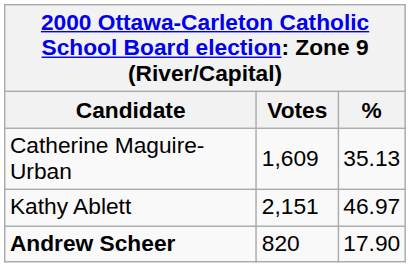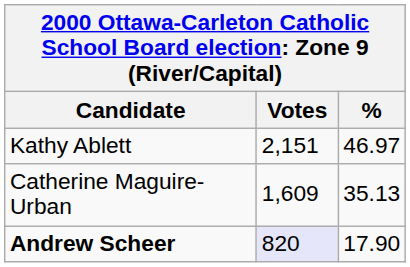rows swapped: (71, 207) <-> (107, 158)
(281, 243) no background -> (281, 243) lavender background
